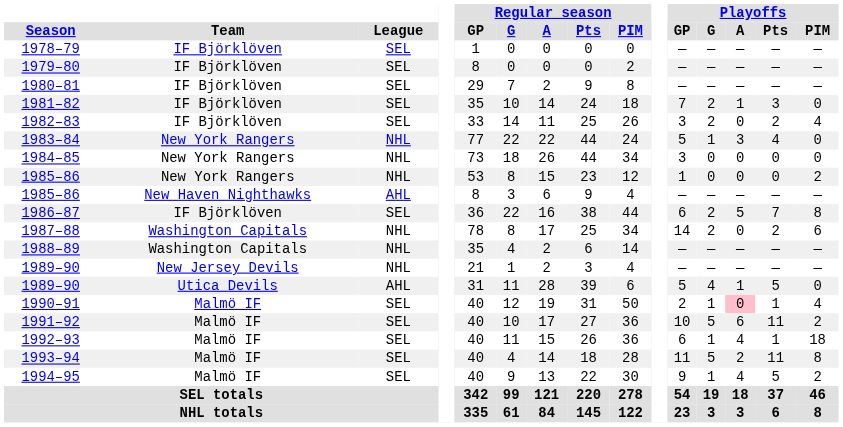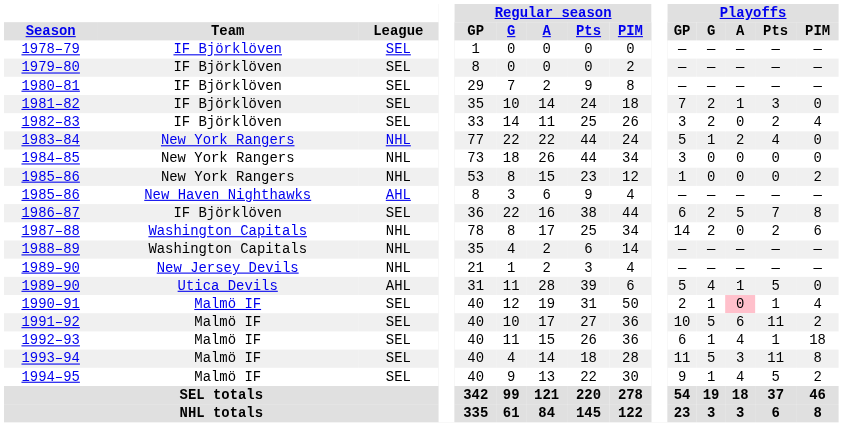(740, 140) 3 -> (740, 140) 2
(740, 359) 2 -> (740, 359) 3
